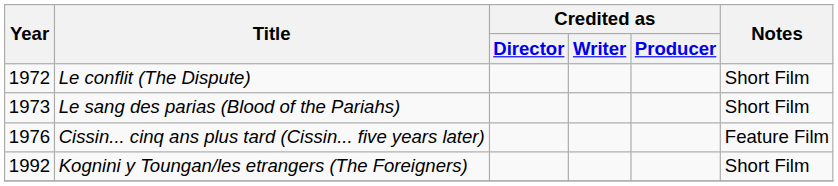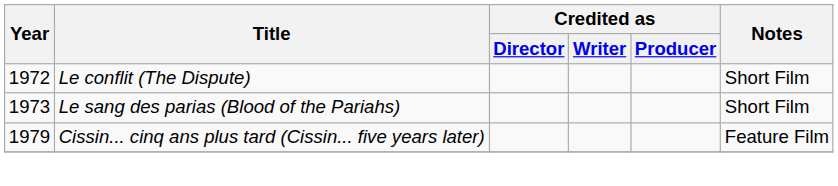(30, 136) 1976 -> (30, 136) 1979
- row: (263, 166)
